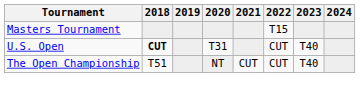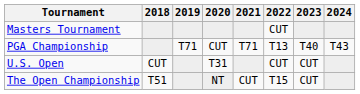(279, 30) T15 -> (279, 30) CUT
+ row: (57, 47)
(157, 47) bold -> (157, 64) normal
(309, 47) T40 -> (309, 64) CUT
(279, 64) CUT -> (279, 81) T15
(309, 64) T40 -> (309, 81) CUT
